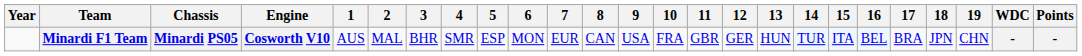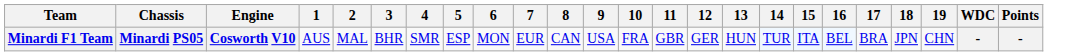- column: (22, 15)
